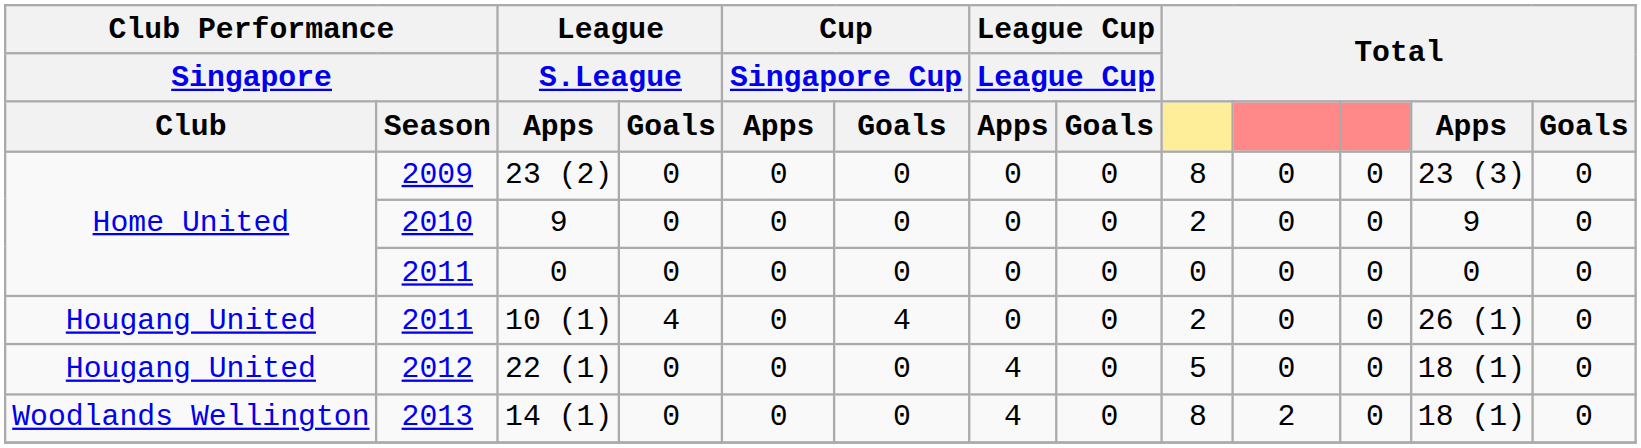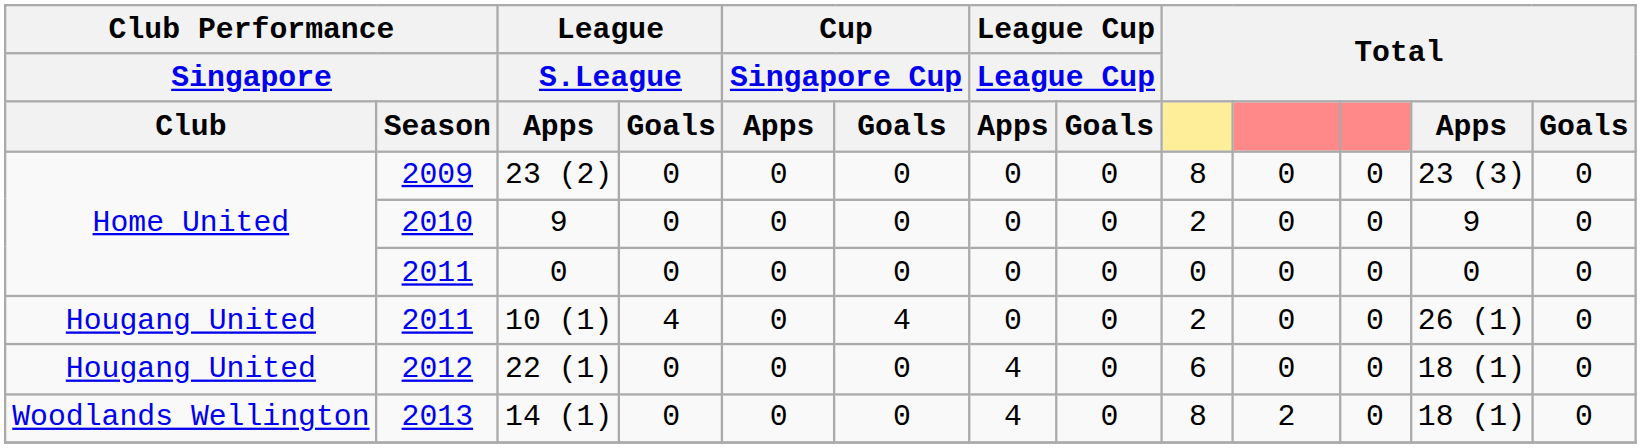(1198, 369) 5 -> (1198, 369) 6
